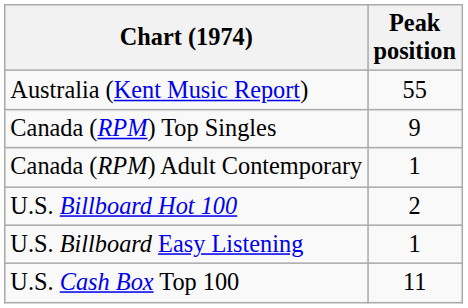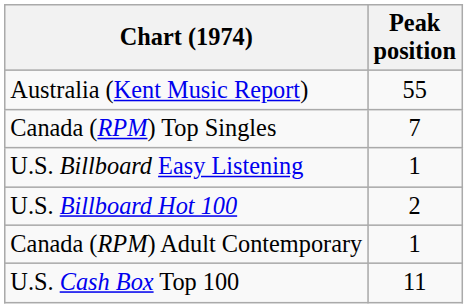(415, 128) 9 -> (415, 128) 7
rows swapped: (186, 166) <-> (157, 243)
